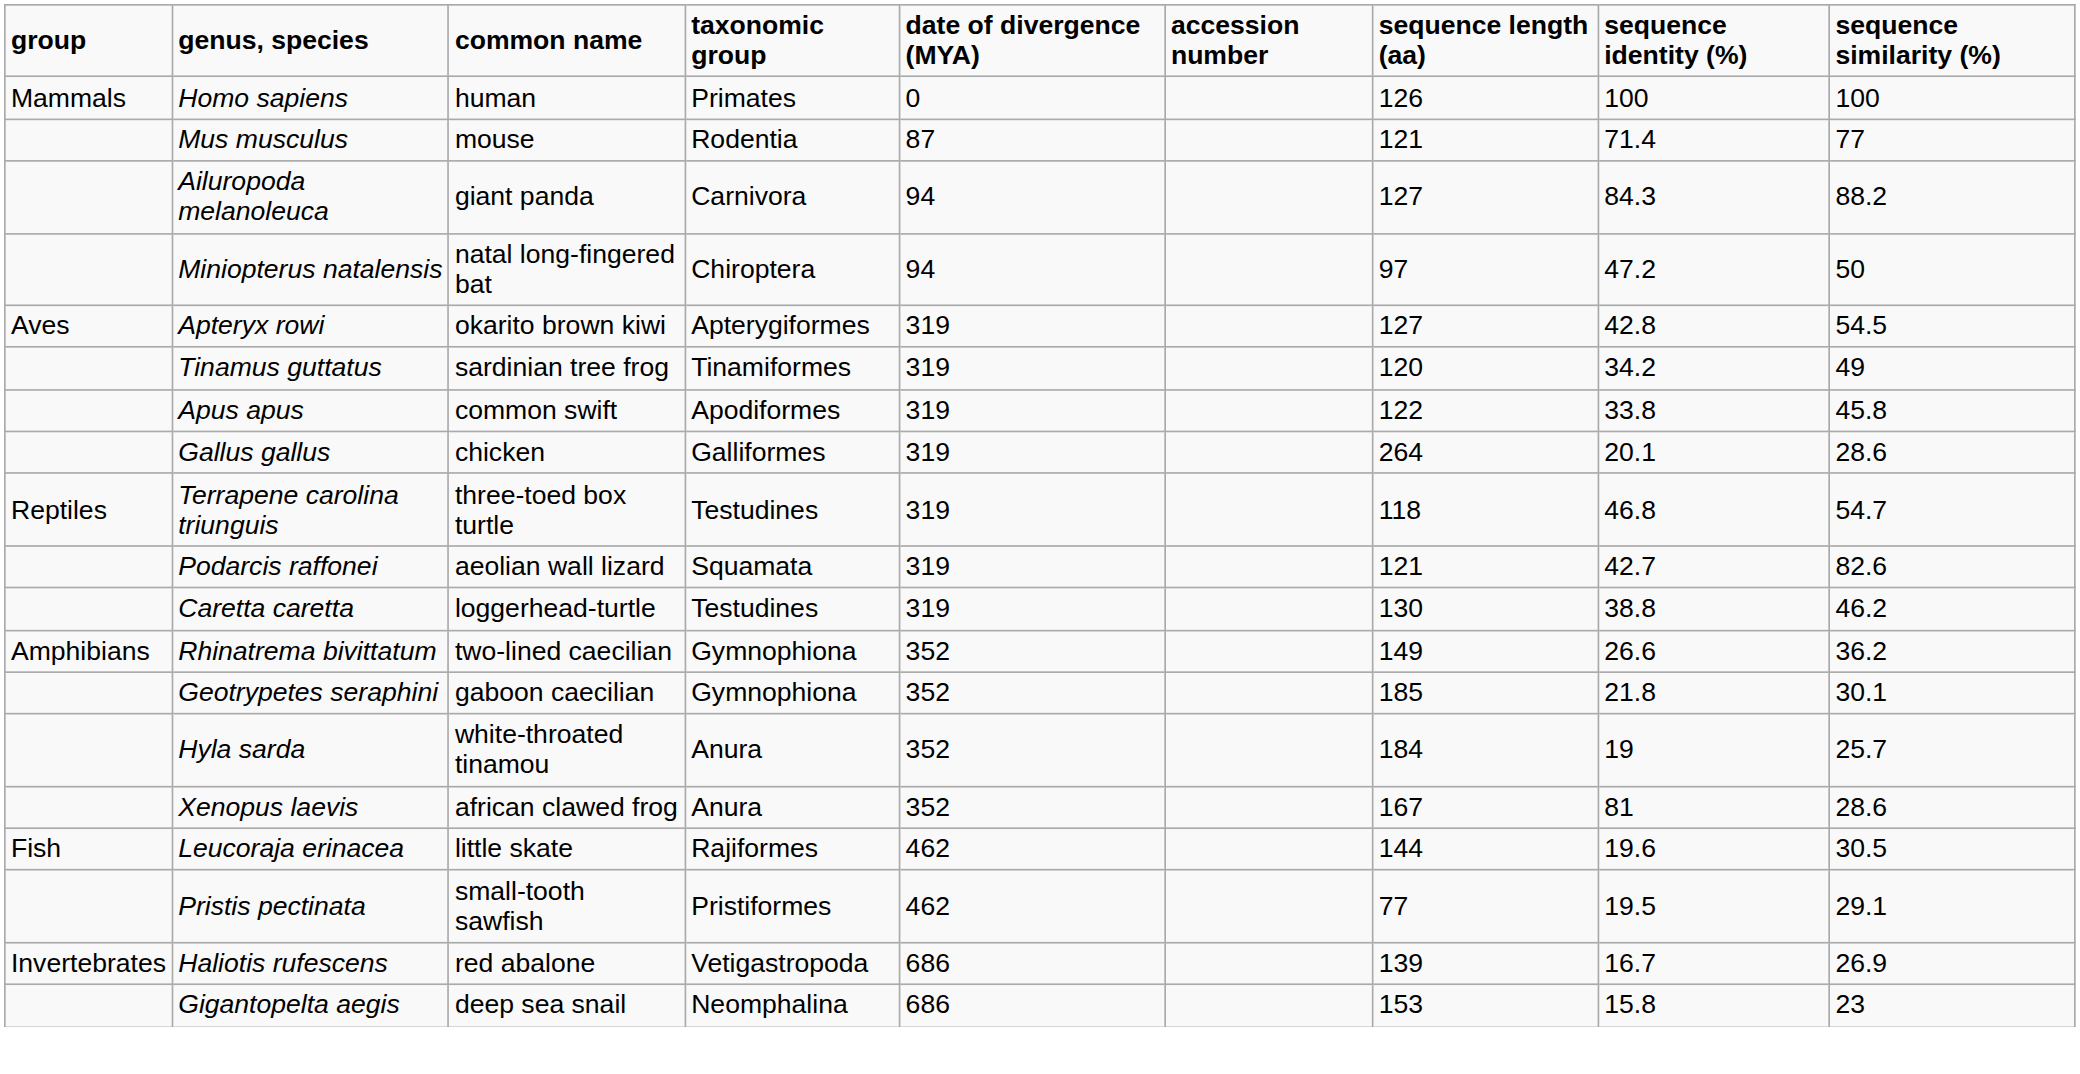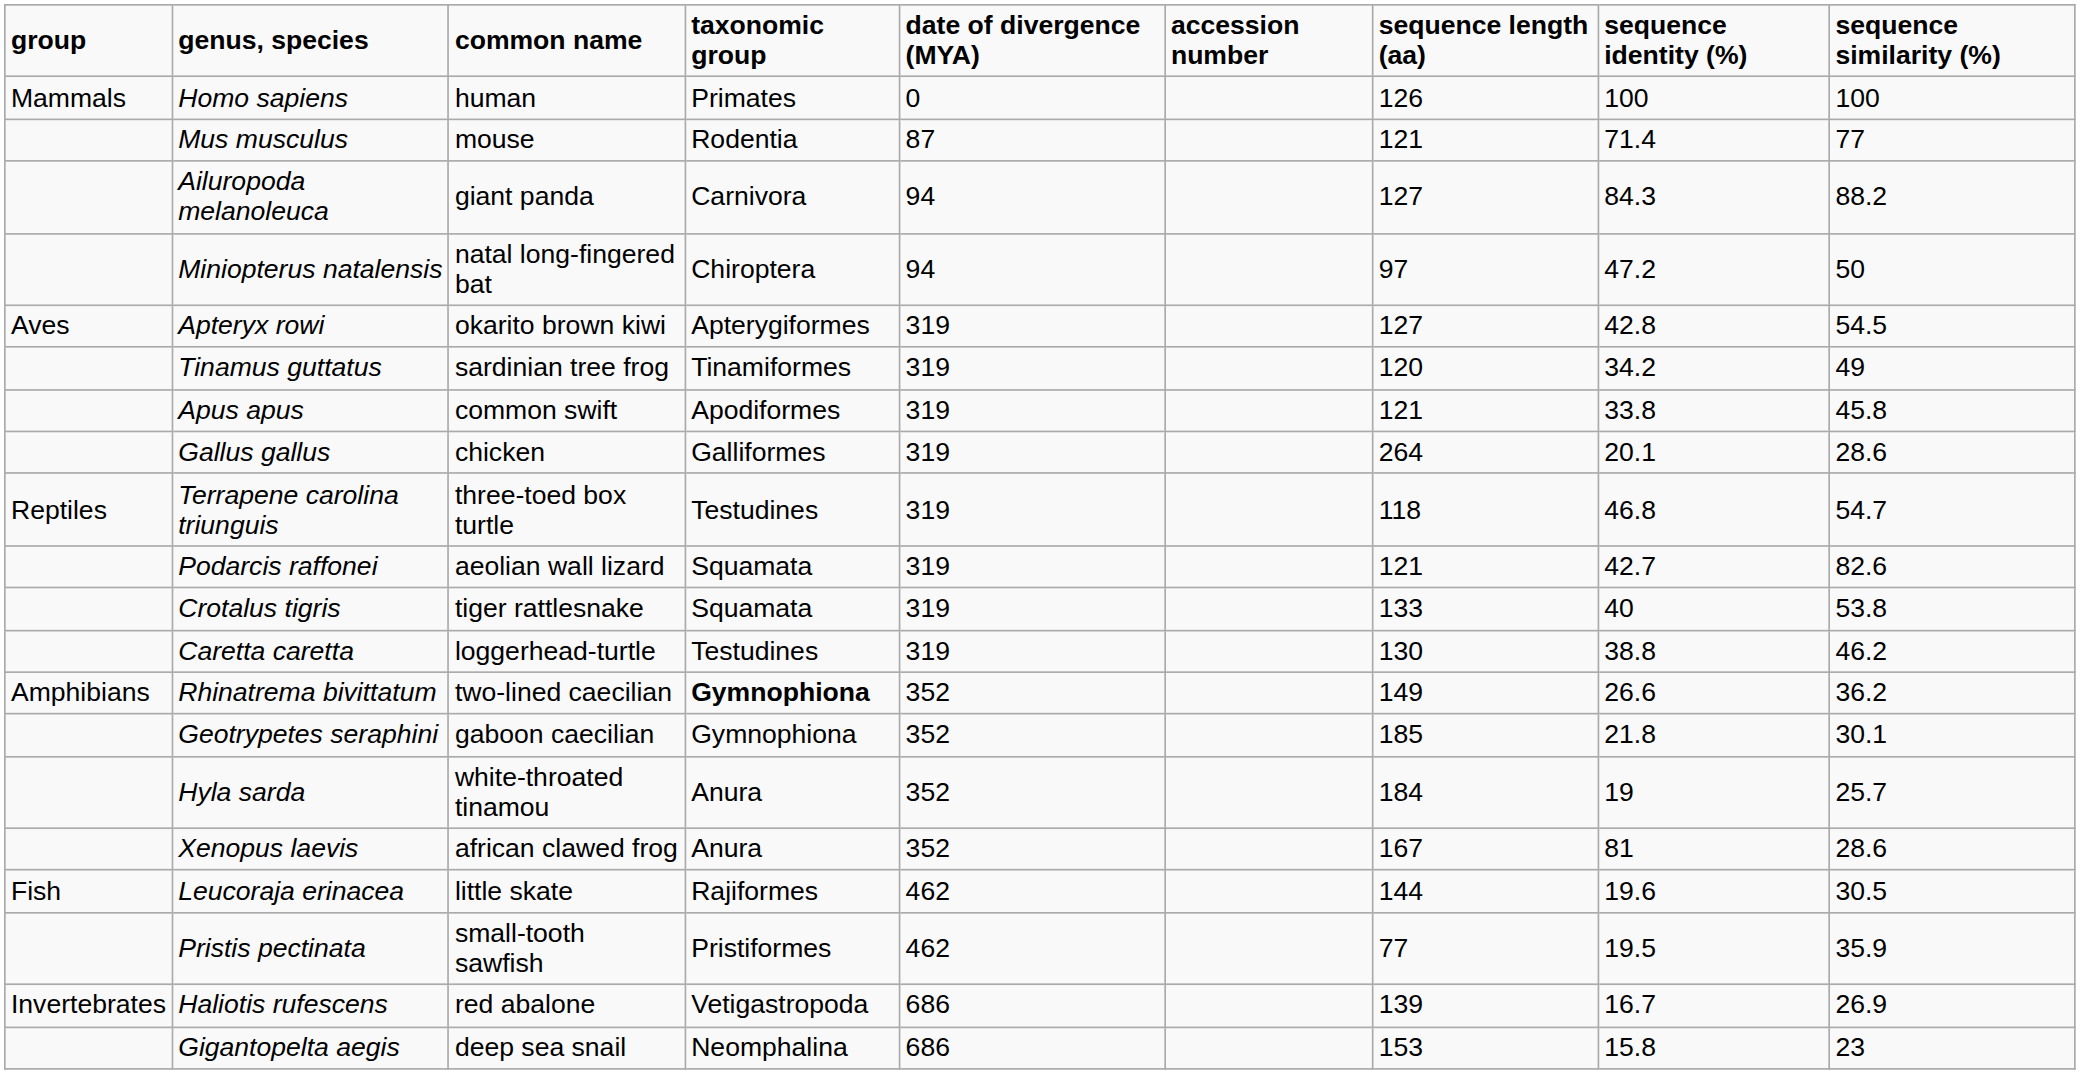(1401, 410) 122 -> (1401, 410) 121
+ row: (259, 608)
(774, 650) normal -> (780, 692) bold
(1861, 905) 29.1 -> (1861, 948) 35.9
